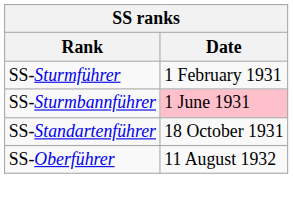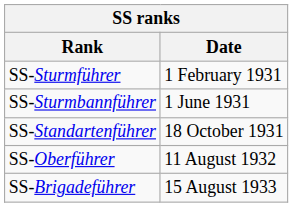(207, 103) pink background -> (207, 103) no background
+ row: (72, 187)
